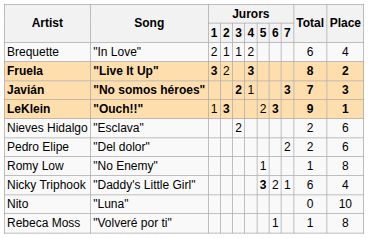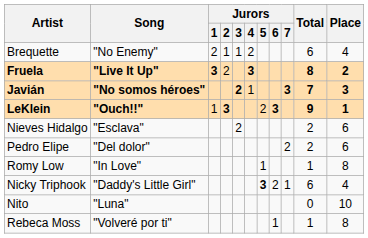(117, 52) "In Love" -> (126, 52) "No Enemy"
(126, 166) "No Enemy" -> (117, 166) "In Love"
